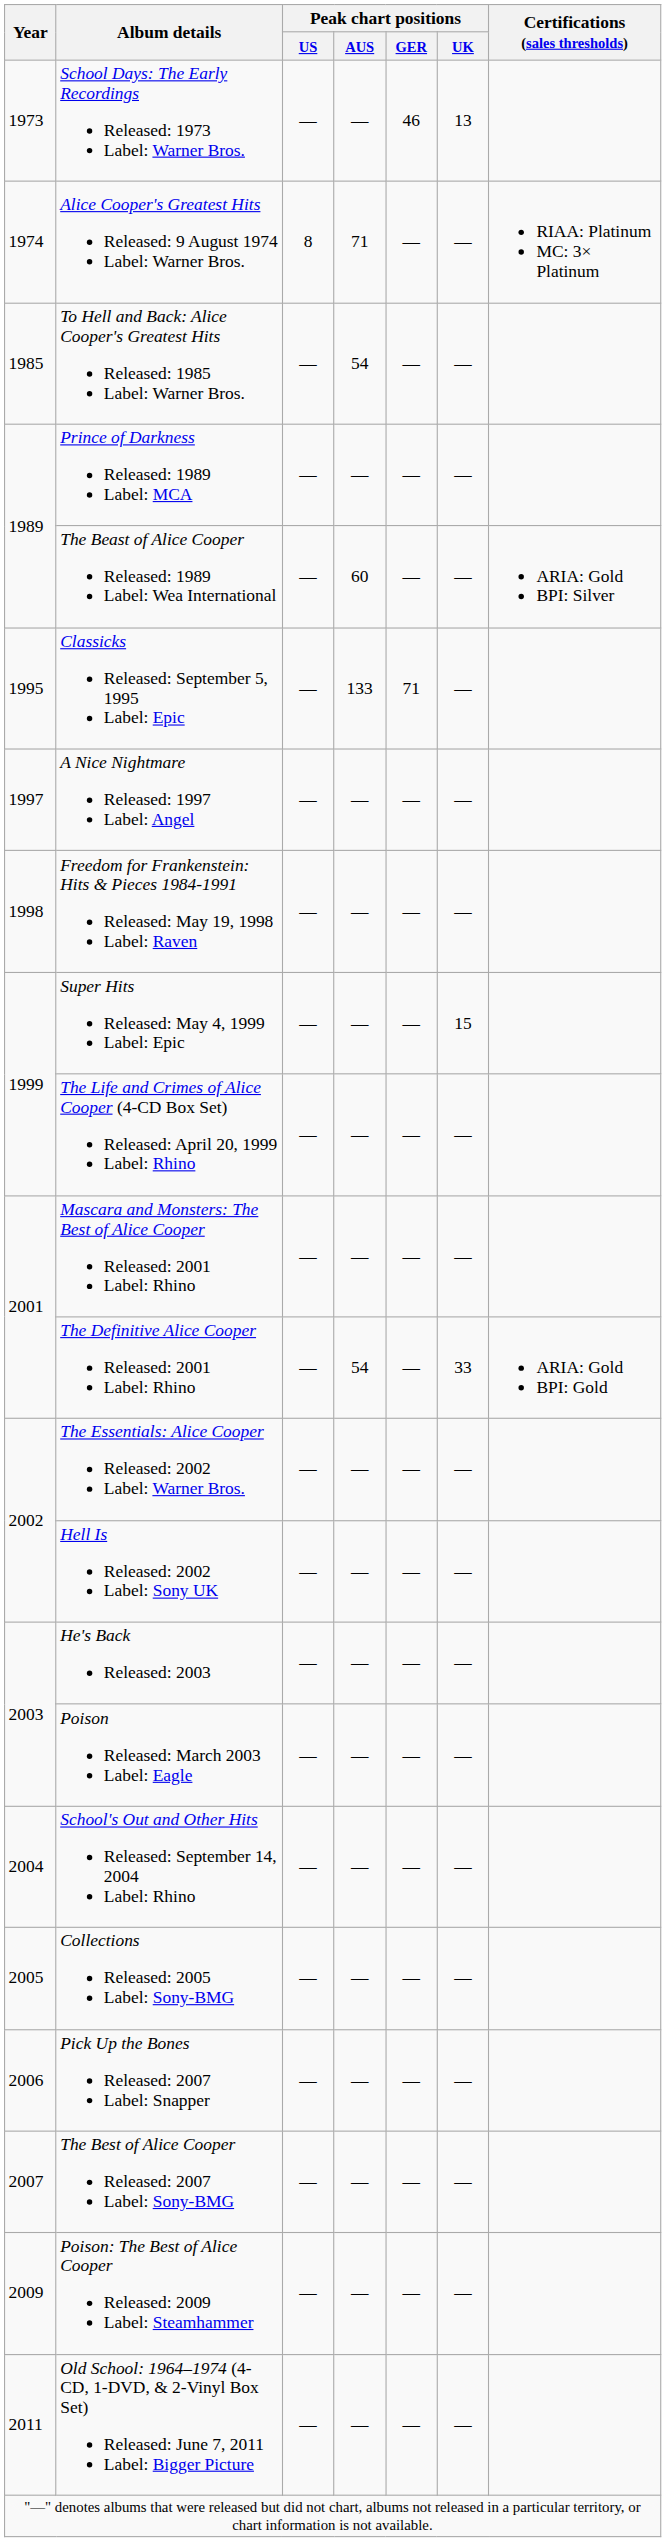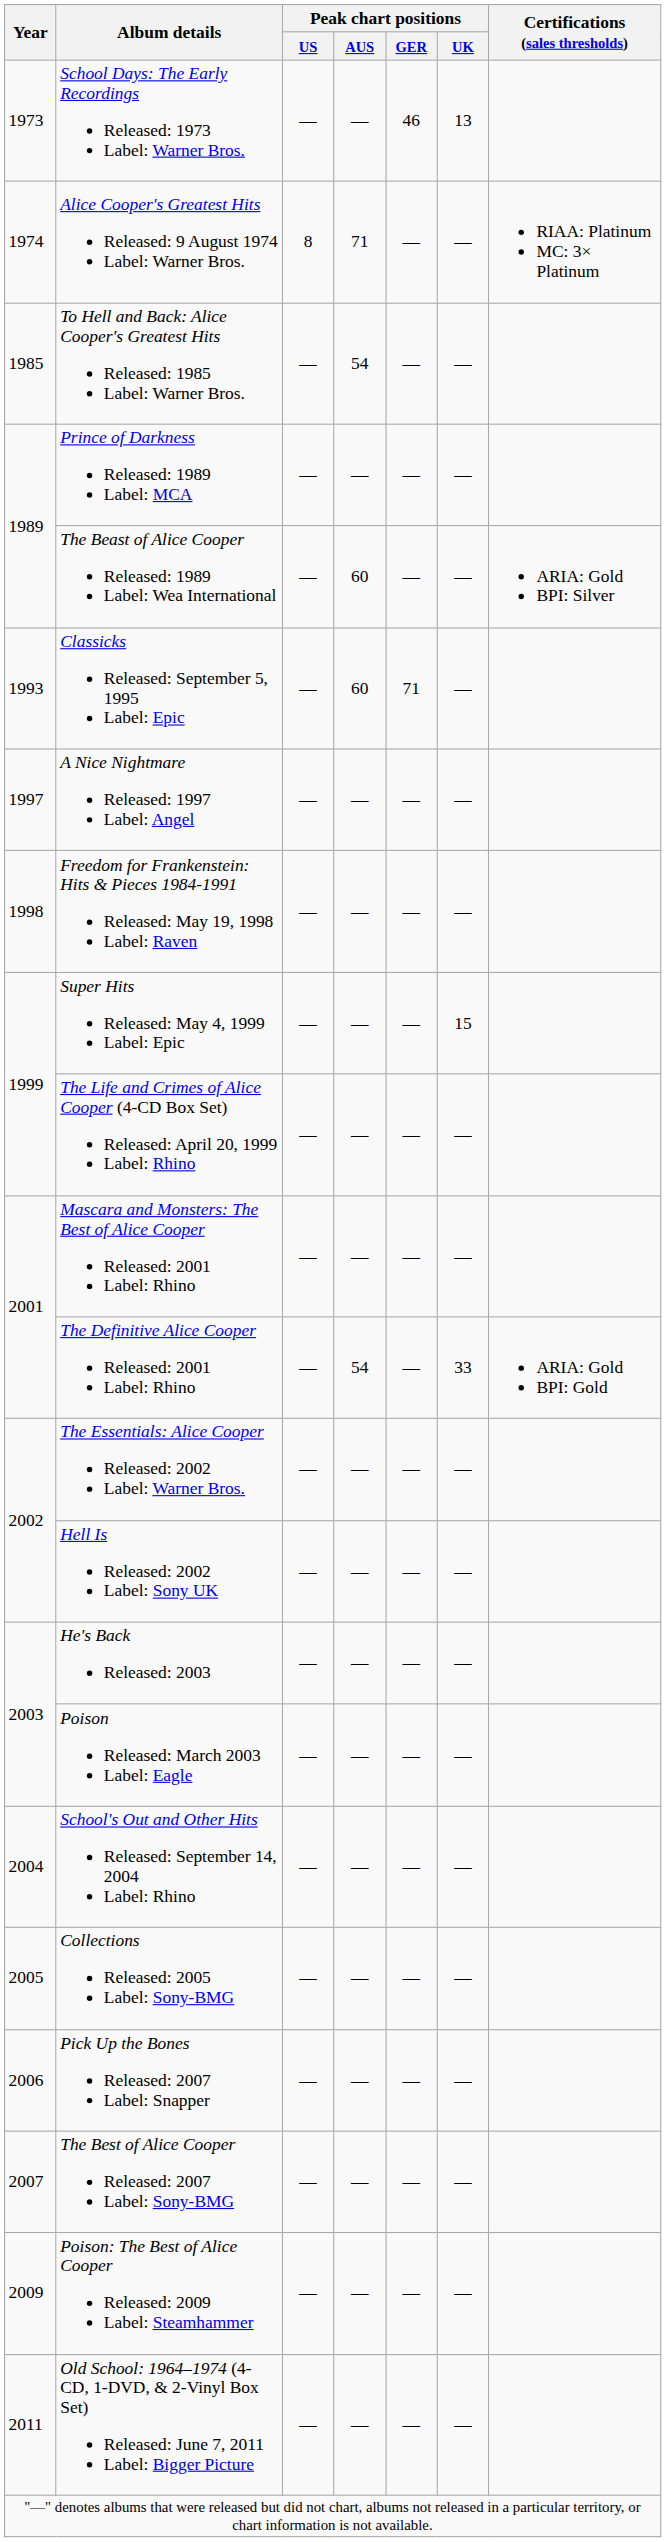(26, 688) 1995 -> (26, 688) 1993
(360, 688) 133 -> (360, 688) 60
